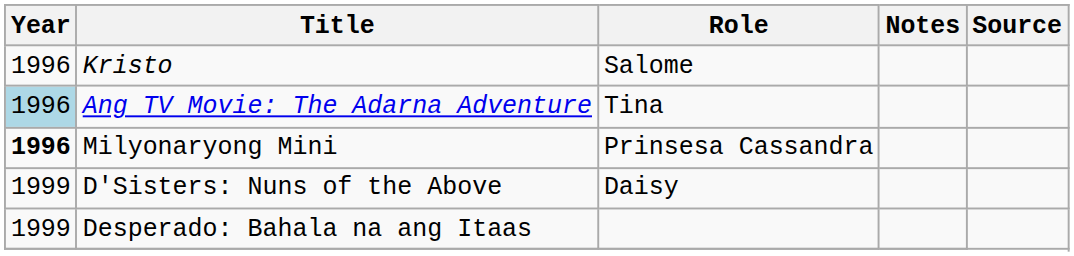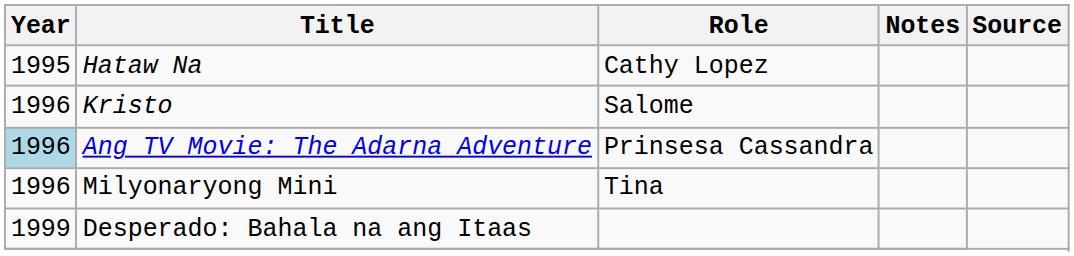+ row: (143, 66)
(634, 107) Tina -> (739, 147) Prinsesa Cassandra
(41, 147) bold -> (41, 188) normal
(739, 147) Prinsesa Cassandra -> (634, 188) Tina
- row: (292, 188)
